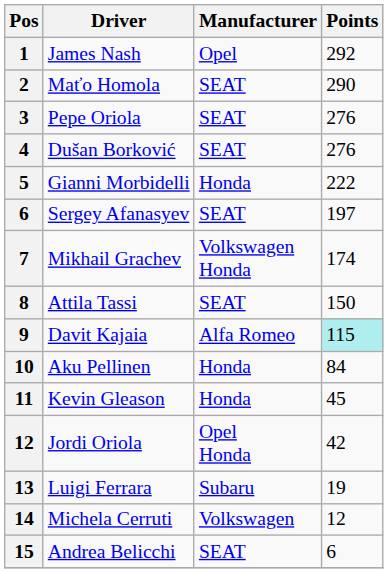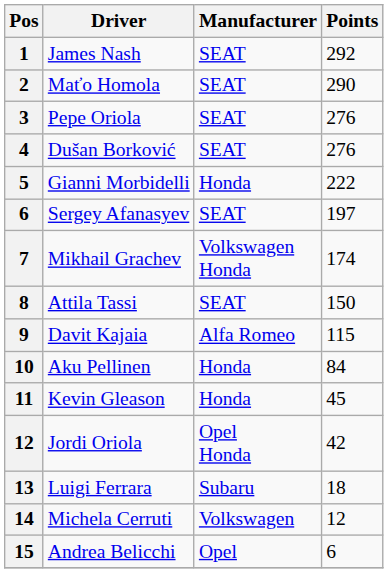(218, 53) Opel -> (222, 53) SEAT
(341, 334) paleturquoise background -> (341, 334) no background
(336, 487) 19 -> (336, 487) 18
(222, 551) SEAT -> (218, 551) Opel
